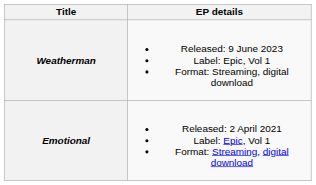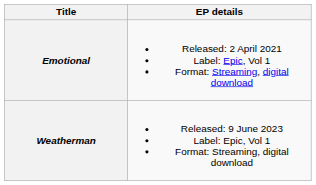rows swapped: (66, 140) <-> (66, 60)
